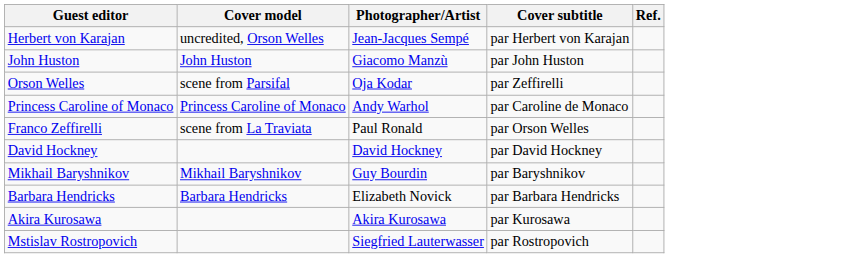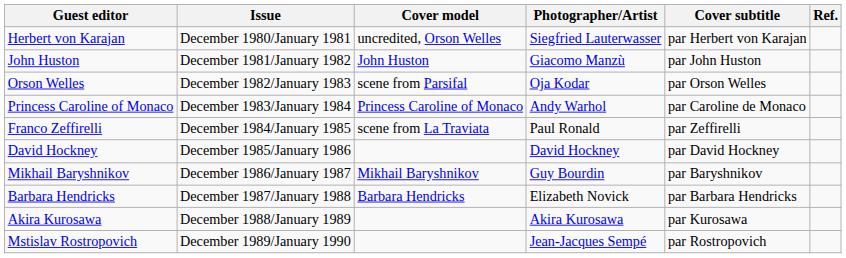+ column: (265, 15)
(411, 38) Jean-Jacques Sempé -> (595, 38) Siegfried Lauterwasser
(527, 83) par Zeffirelli -> (717, 83) par Orson Welles
(540, 128) par Orson Welles -> (704, 128) par Zeffirelli
(418, 241) Siegfried Lauterwasser -> (588, 241) Jean-Jacques Sempé
